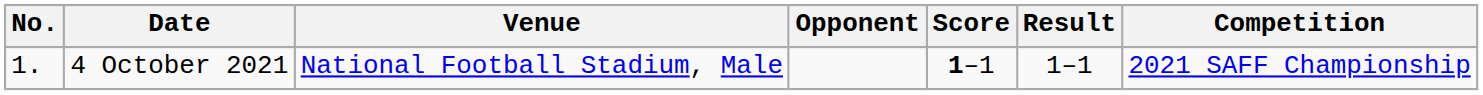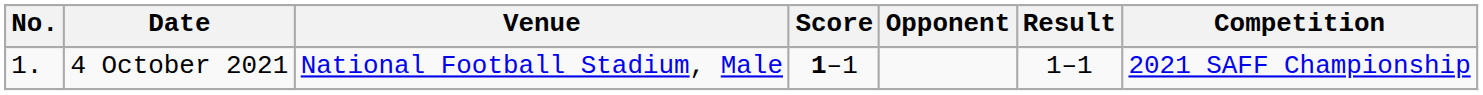columns swapped: (858, 26) <-> (971, 26)
